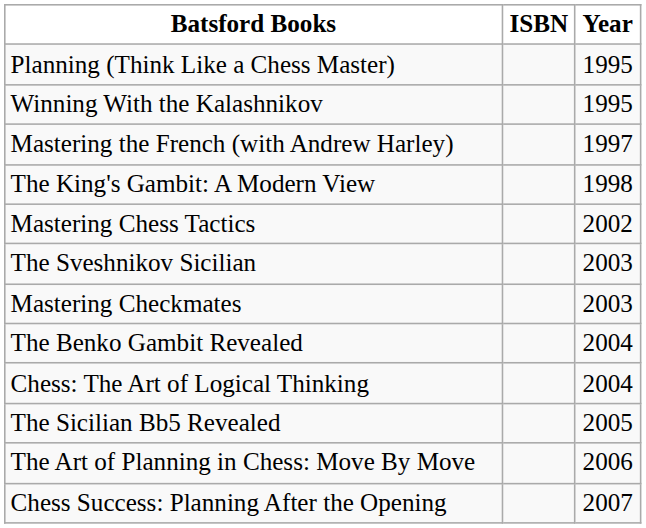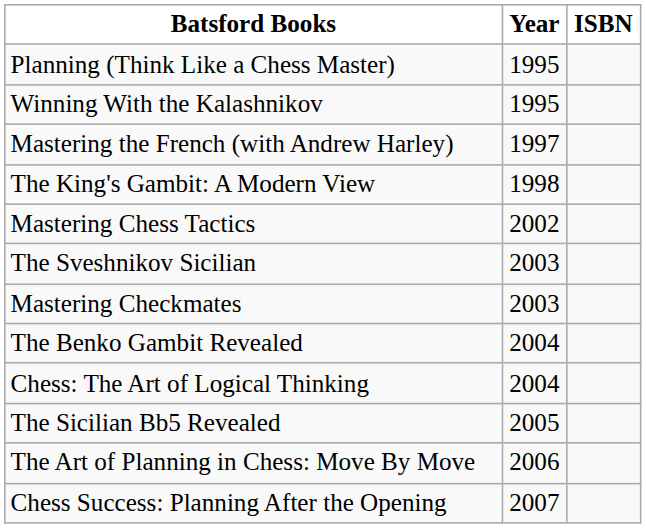columns swapped: (608, 24) <-> (539, 24)
